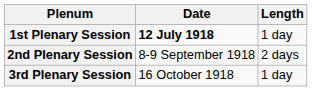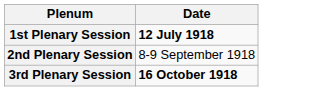- column: (282, 14)
(186, 75) normal -> (188, 75) bold
